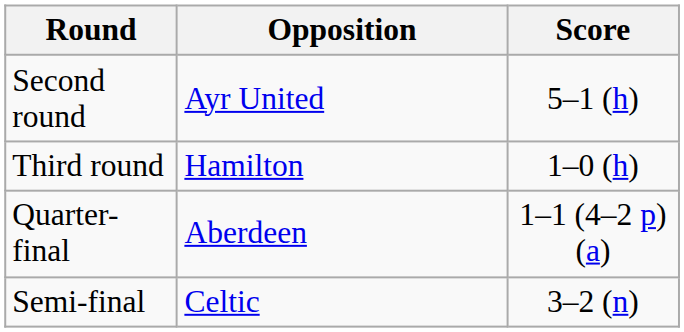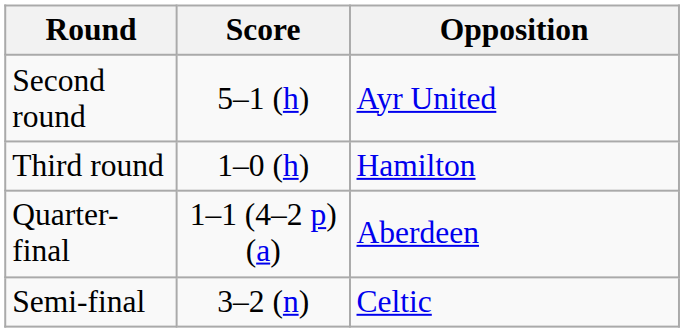columns swapped: (342, 30) <-> (593, 30)
